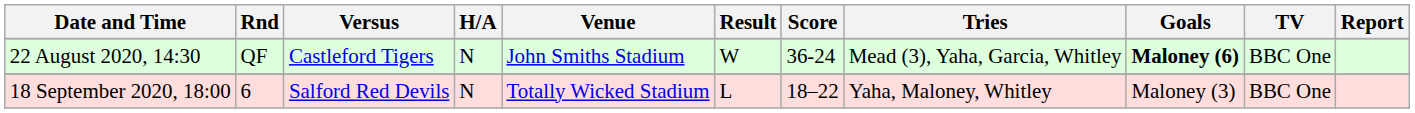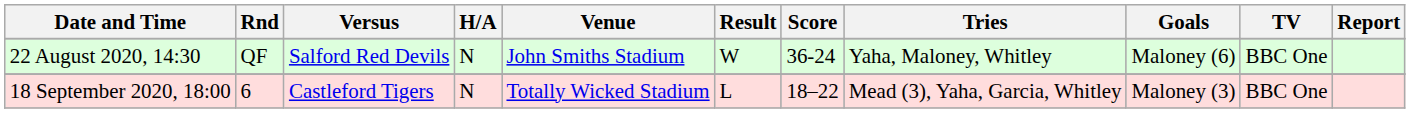(361, 55) Castleford Tigers -> (369, 55) Salford Red Devils
(985, 55) Mead (3), Yaha, Garcia, Whitley -> (950, 55) Yaha, Maloney, Whitley
(1185, 55) bold -> (1183, 55) normal
(369, 90) Salford Red Devils -> (361, 90) Castleford Tigers
(950, 90) Yaha, Maloney, Whitley -> (985, 90) Mead (3), Yaha, Garcia, Whitley
